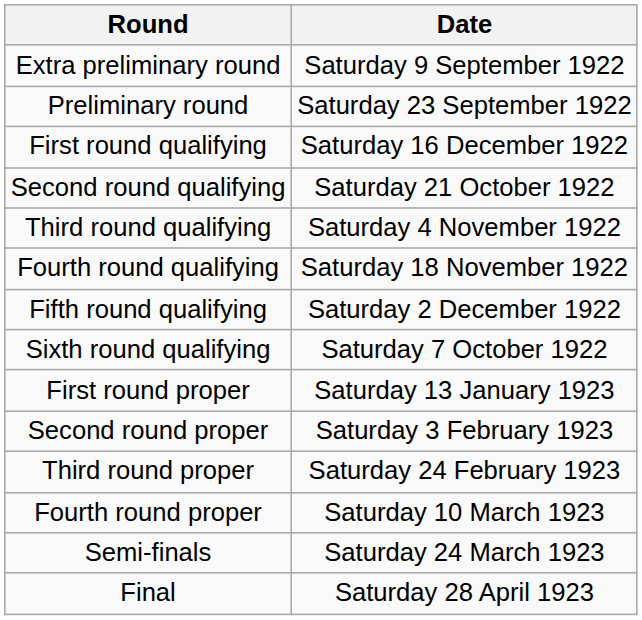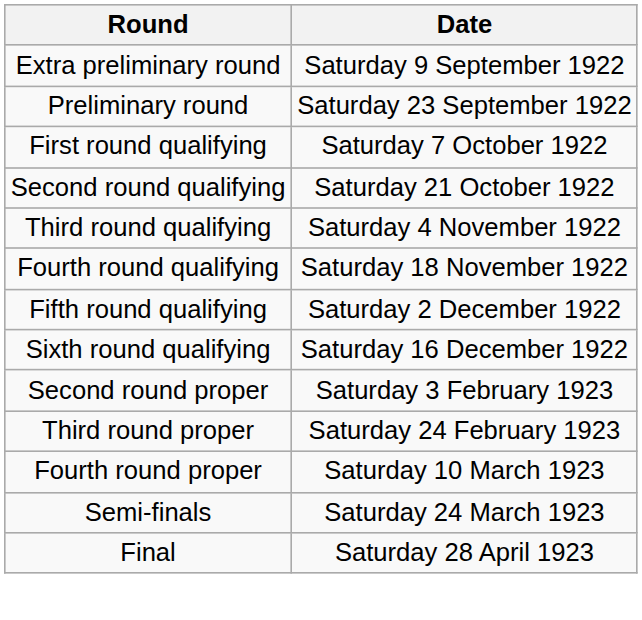(464, 146) Saturday 16 December 1922 -> (464, 146) Saturday 7 October 1922
(464, 349) Saturday 7 October 1922 -> (464, 349) Saturday 16 December 1922
- row: (148, 390)
